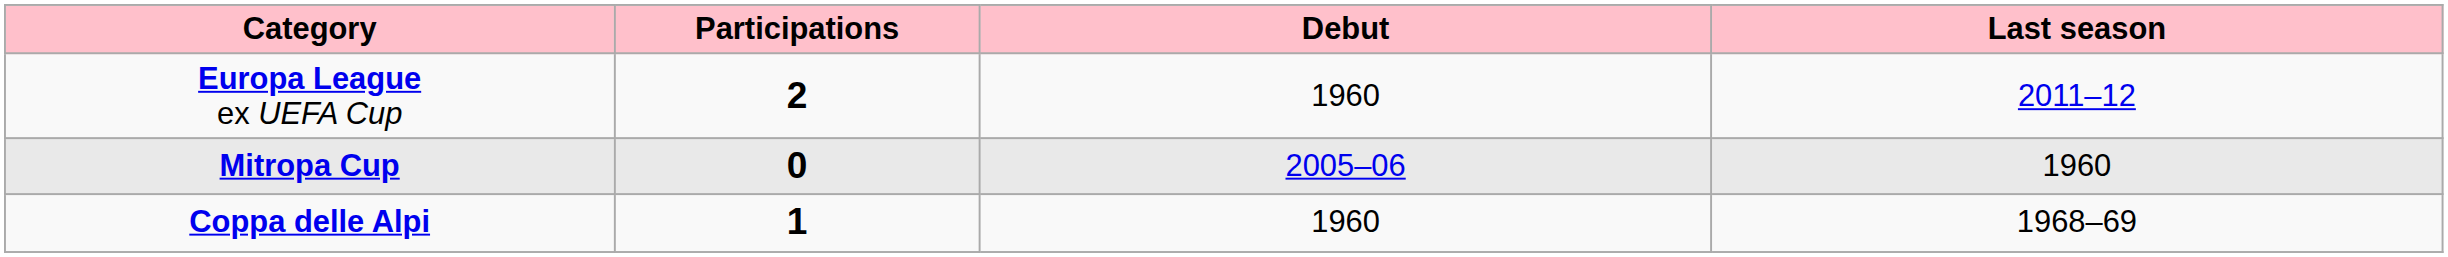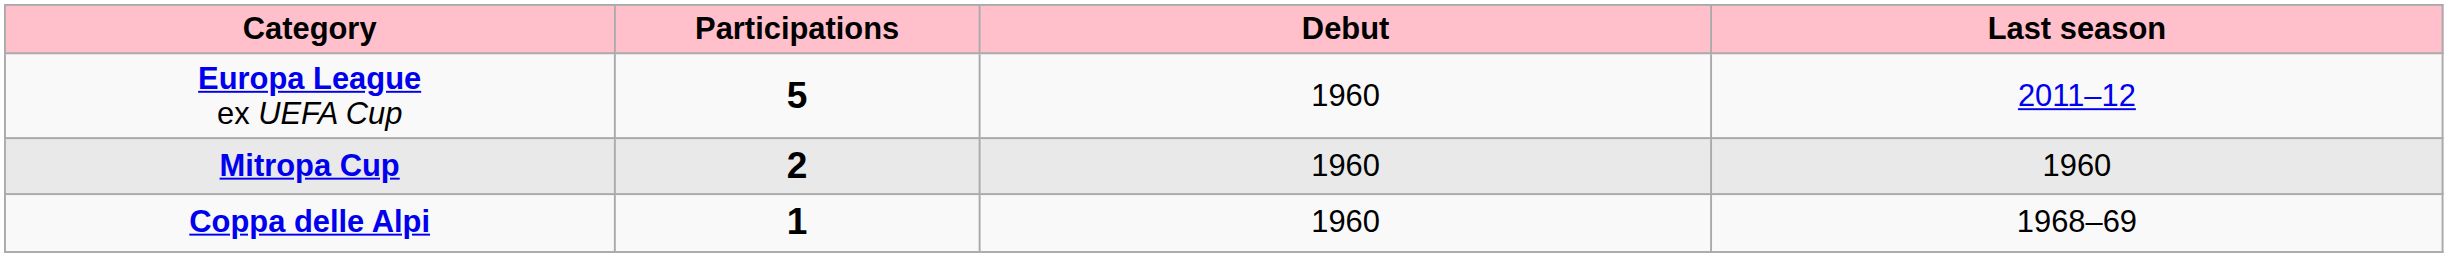(797, 95) 2 -> (797, 95) 5
(797, 165) 0 -> (797, 165) 2
(1346, 165) 2005–06 -> (1346, 165) 1960
